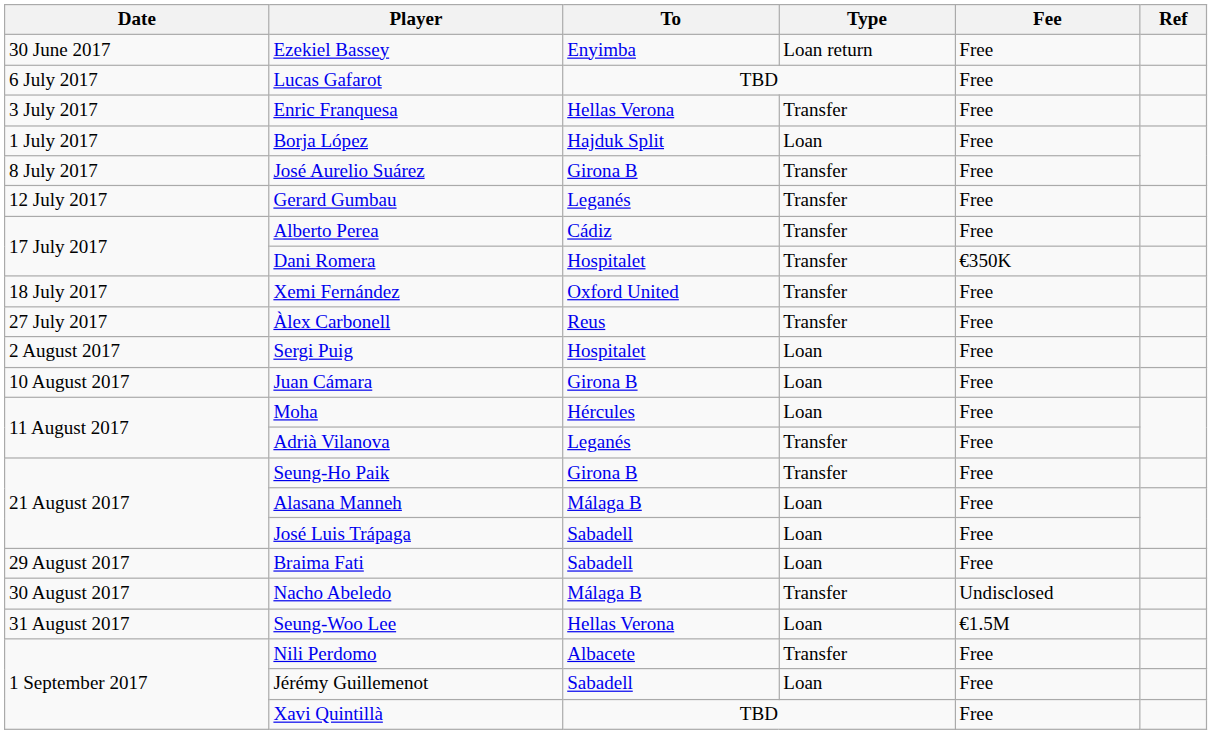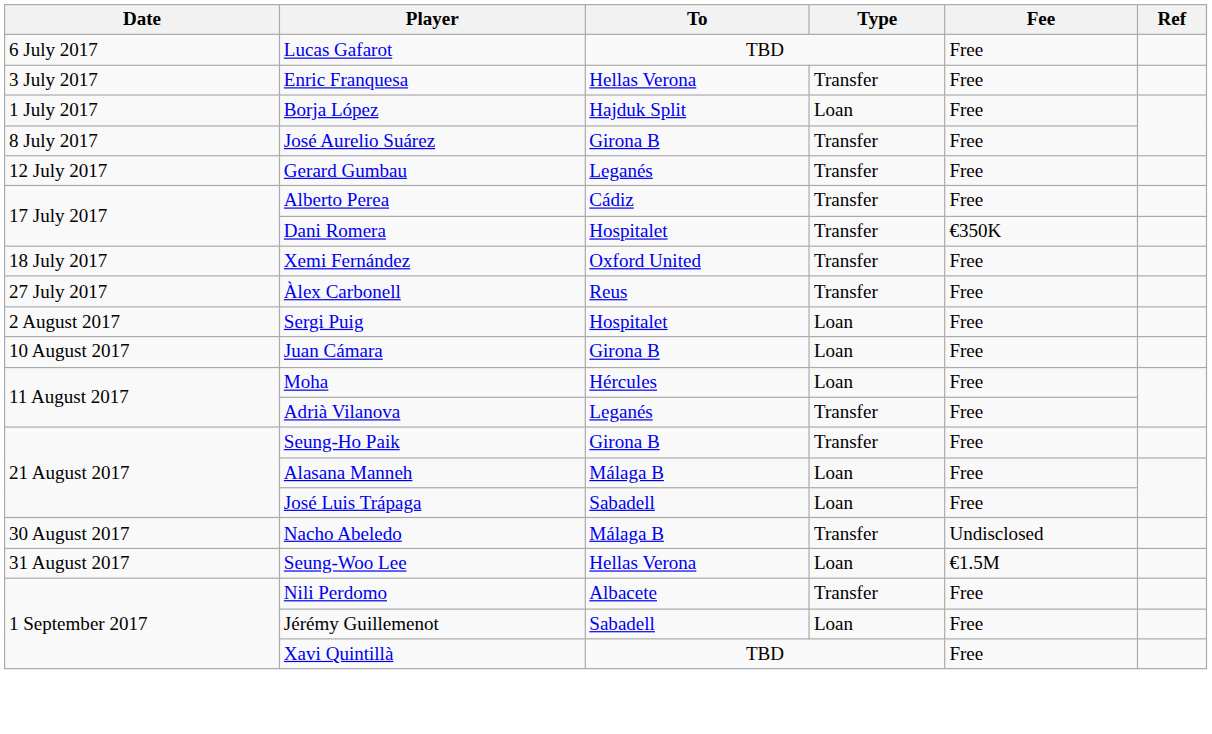- row: (331, 49)
- row: (319, 563)
